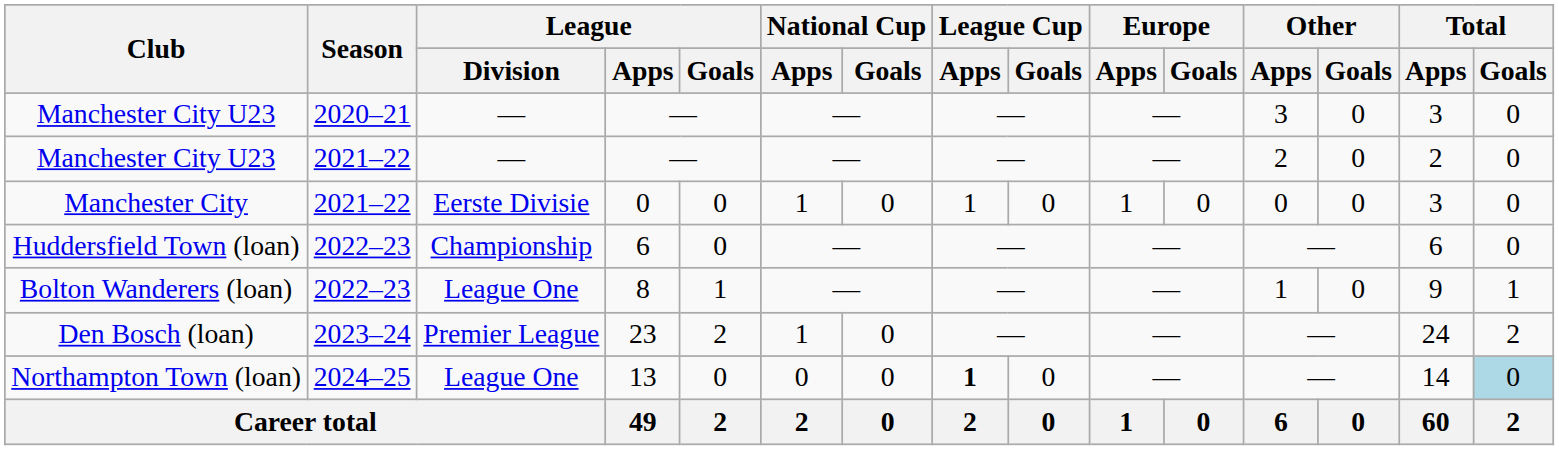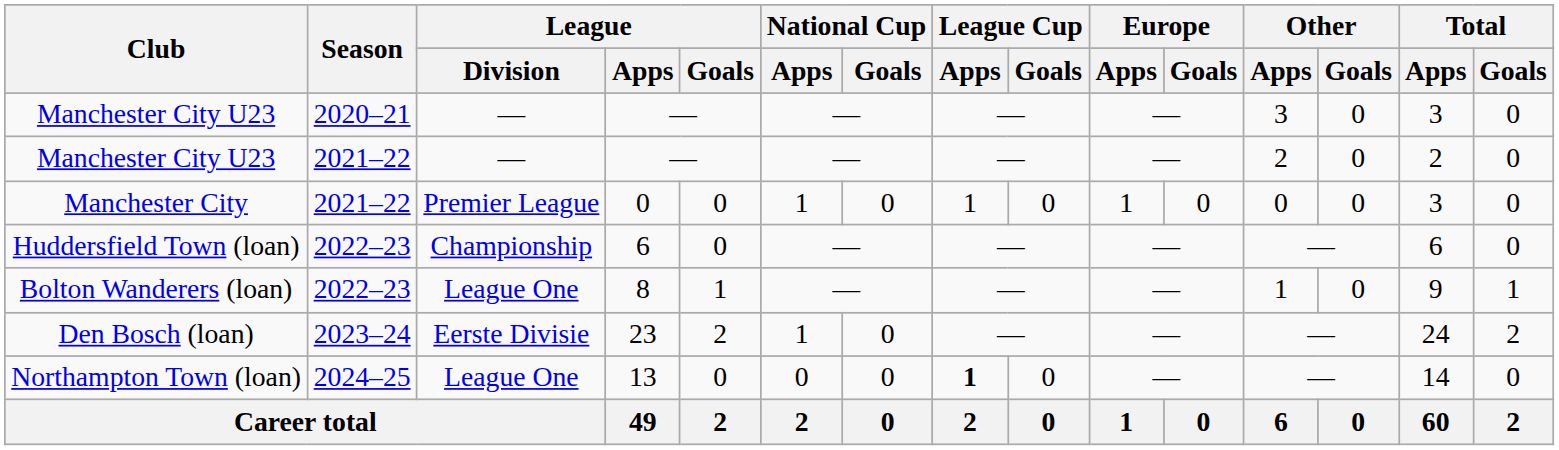(511, 202) Eerste Divisie -> (511, 202) Premier League
(511, 333) Premier League -> (511, 333) Eerste Divisie
(1513, 377) lightblue background -> (1513, 377) no background
